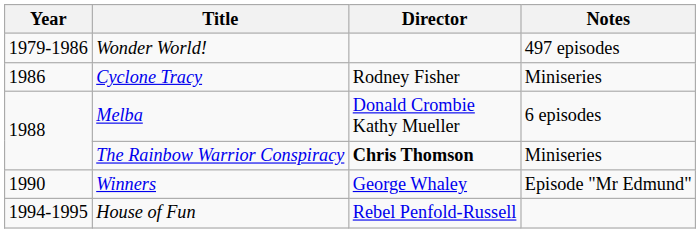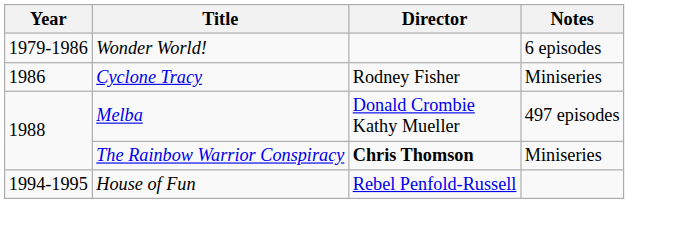(572, 47) 497 episodes -> (563, 47) 6 episodes
(563, 116) 6 episodes -> (572, 116) 497 episodes
- row: (126, 184)
